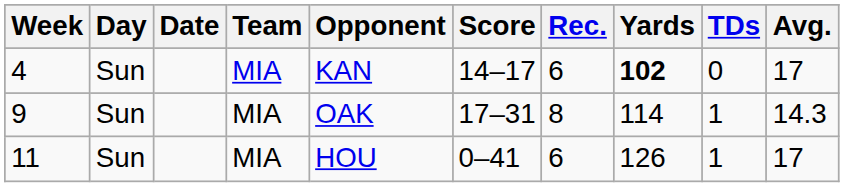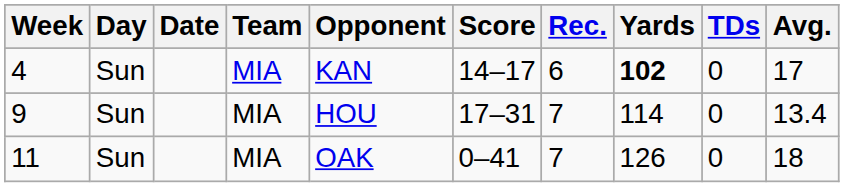(344, 114) OAK -> (346, 114) HOU
(556, 114) 8 -> (556, 114) 7
(715, 114) 1 -> (715, 114) 0
(800, 114) 14.3 -> (800, 114) 13.4
(346, 158) HOU -> (344, 158) OAK
(556, 158) 6 -> (556, 158) 7
(715, 158) 1 -> (715, 158) 0
(788, 158) 17 -> (788, 158) 18
